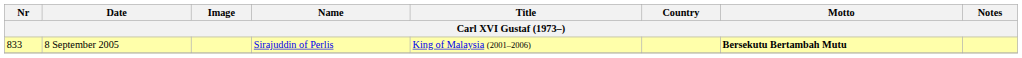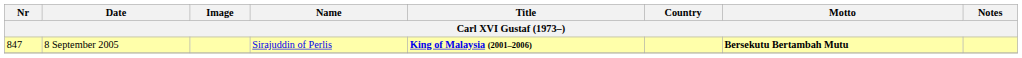(14, 45) 833 -> (14, 45) 847
(472, 45) normal -> (471, 45) bold
